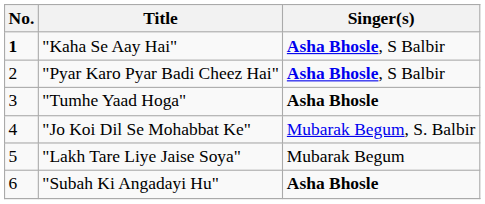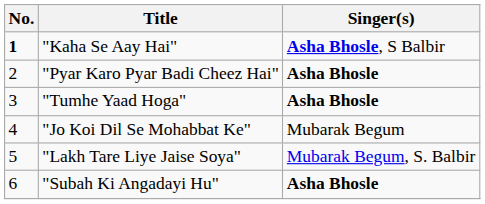(366, 73) Asha Bhosle, S Balbir -> (333, 73) Asha Bhosle
(381, 128) Mubarak Begum, S. Balbir -> (346, 128) Mubarak Begum
(346, 156) Mubarak Begum -> (381, 156) Mubarak Begum, S. Balbir
